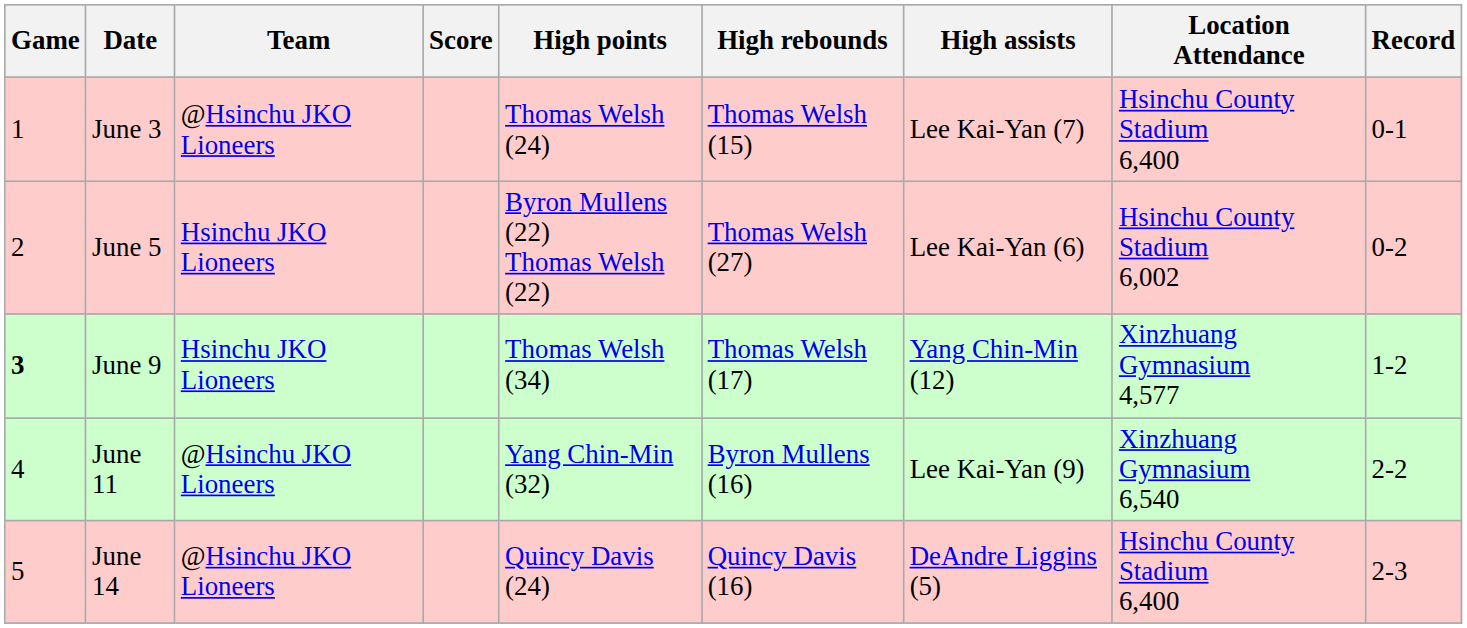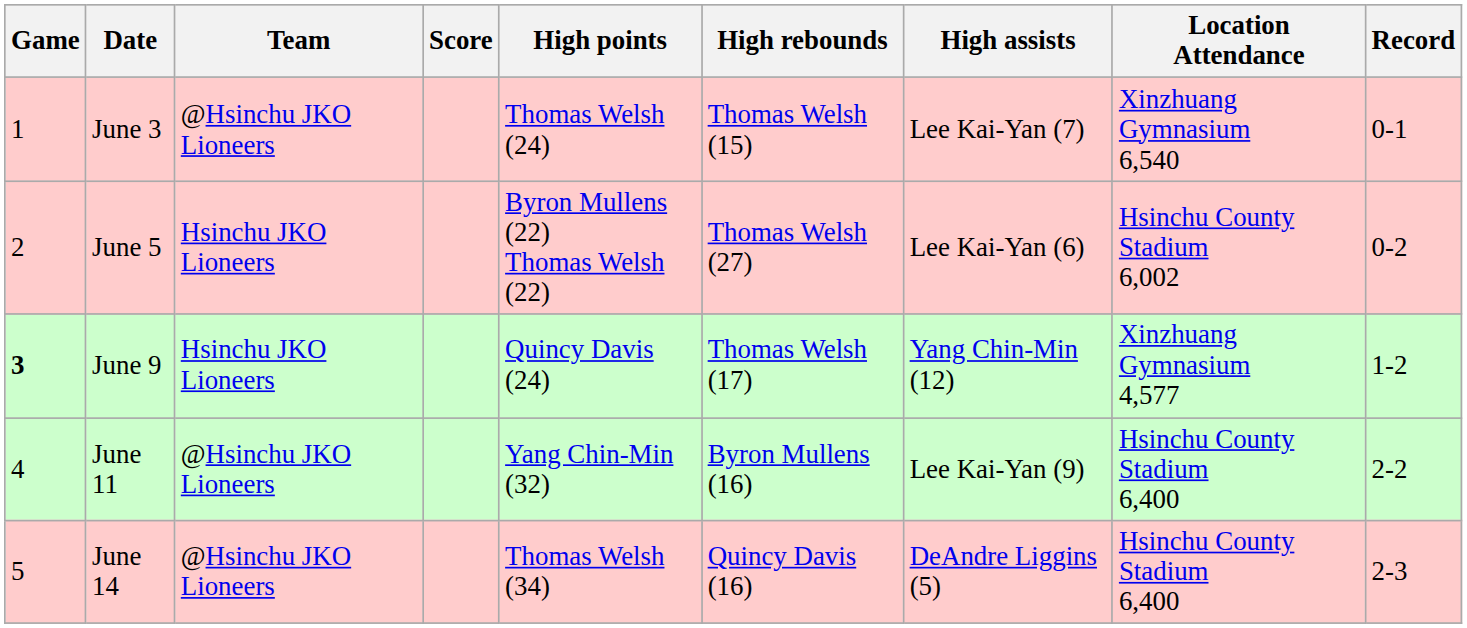(1207, 128) Hsinchu County Stadium 6,400 -> (1185, 128) Xinzhuang Gymnasium 6,540
(585, 365) Thomas Welsh (34) -> (579, 365) Quincy Davis (24)
(1185, 468) Xinzhuang Gymnasium 6,540 -> (1207, 468) Hsinchu County Stadium 6,400
(579, 571) Quincy Davis (24) -> (585, 571) Thomas Welsh (34)
